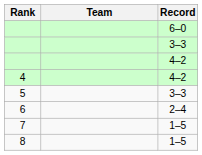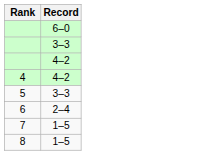- column: (99, 12)
